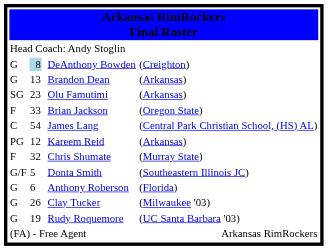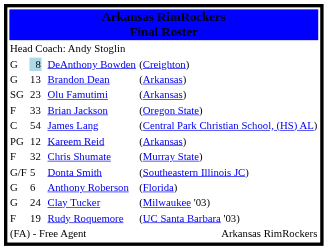(35, 203) 26 -> (35, 203) 24
(14, 218) G -> (13, 218) F
